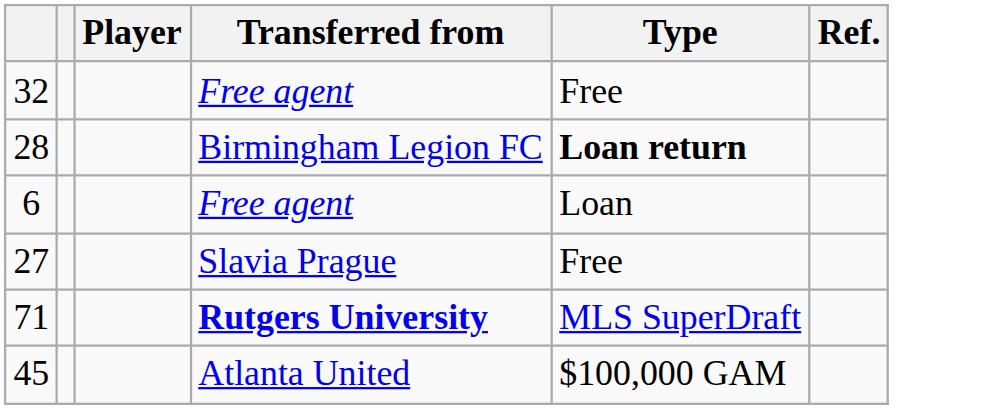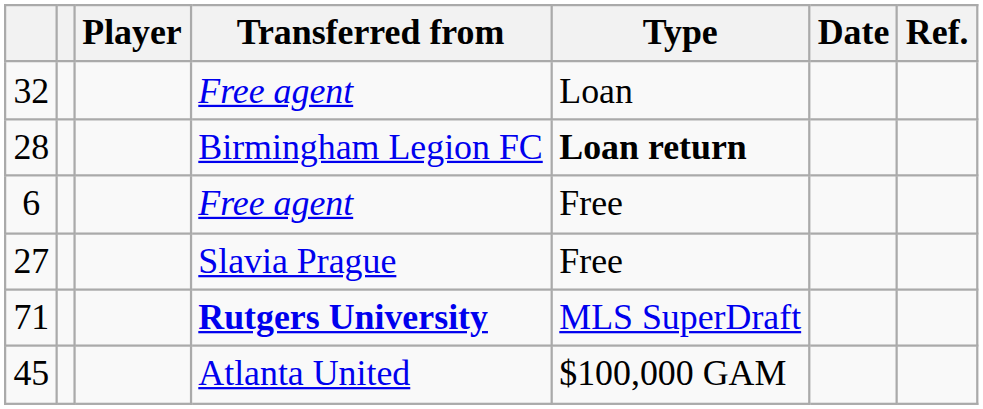+ column: (854, 32)
(591, 89) Free -> (596, 89) Loan
(596, 203) Loan -> (591, 203) Free
